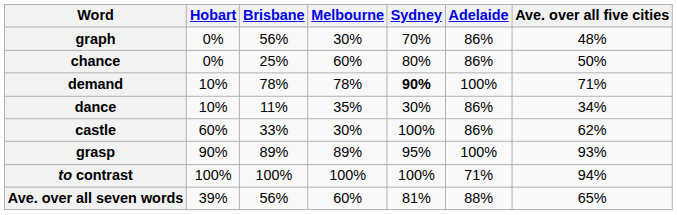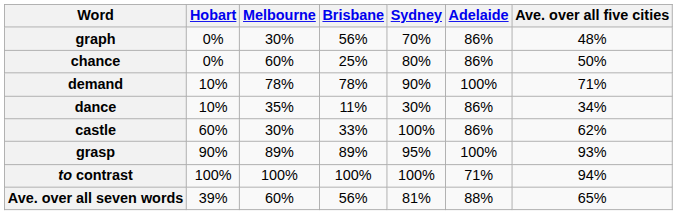columns swapped: (348, 15) <-> (274, 15)
(416, 84) bold -> (416, 84) normal
